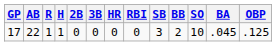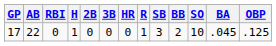columns swapped: (49, 14) <-> (137, 14)
